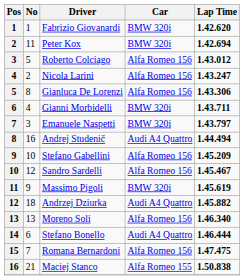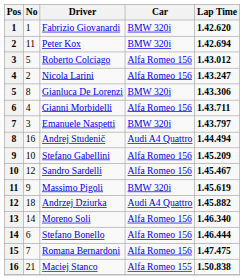(160, 91) Alfa Romeo 156 -> (149, 91) BMW 320i
(149, 107) BMW 320i -> (160, 107) Alfa Romeo 156
(31, 219) 13 -> (31, 219) 14
(160, 235) Audi A4 Quattro -> (160, 235) Alfa Romeo 156
